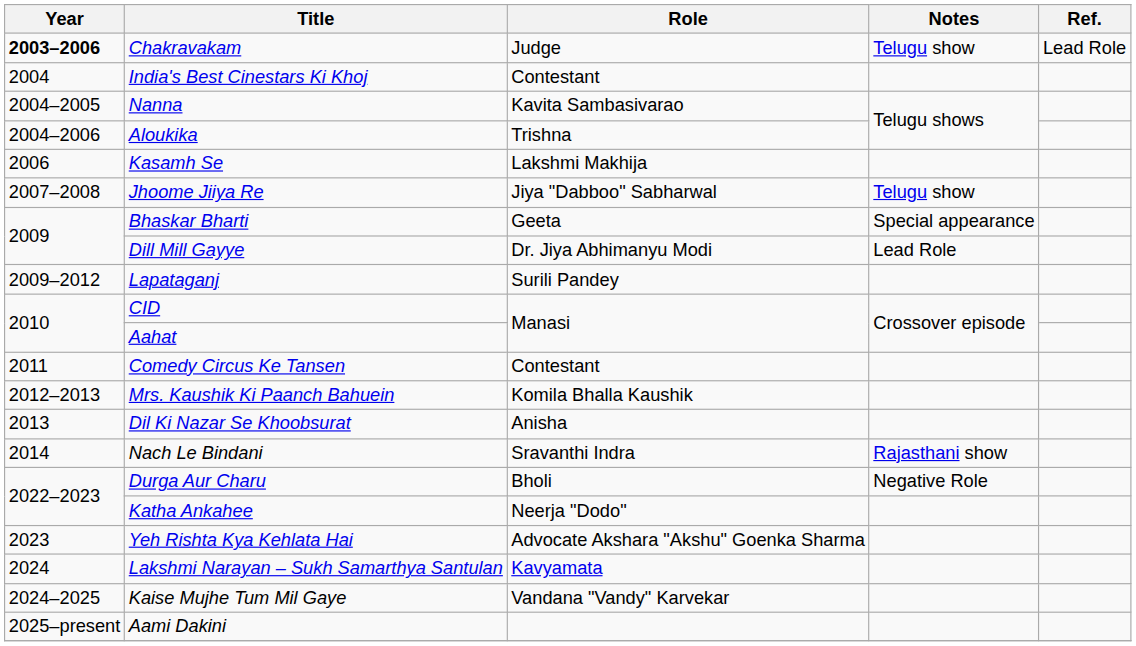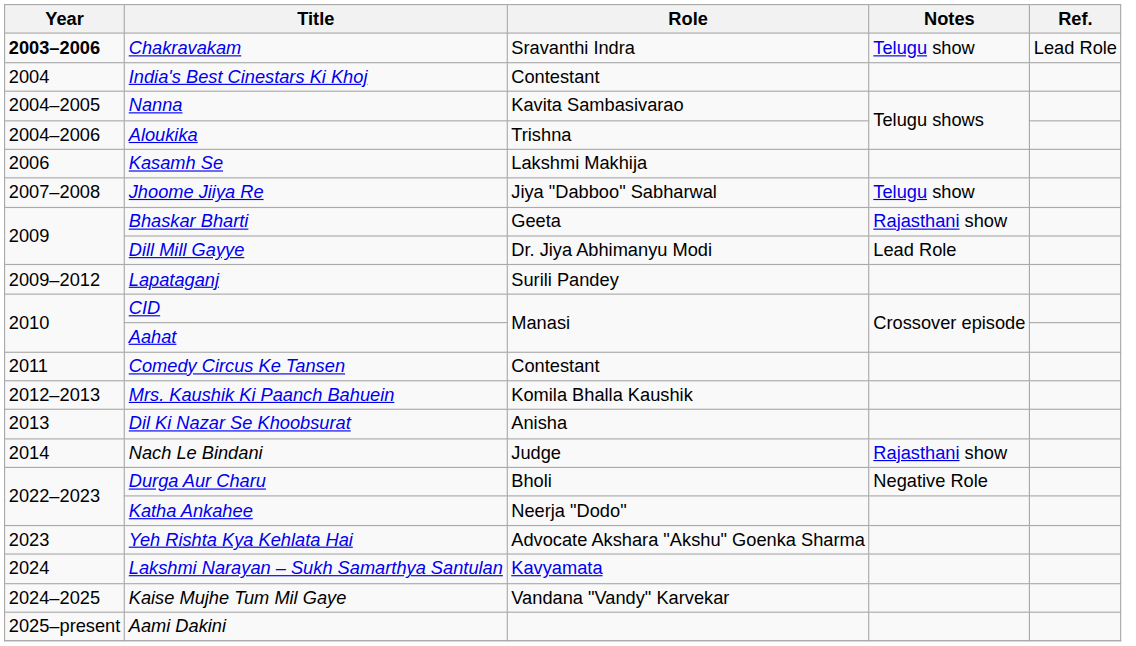(536, 47) Judge -> (573, 47) Sravanthi Indra
(954, 221) Special appearance -> (940, 221) Rajasthani show
(573, 452) Sravanthi Indra -> (536, 452) Judge
